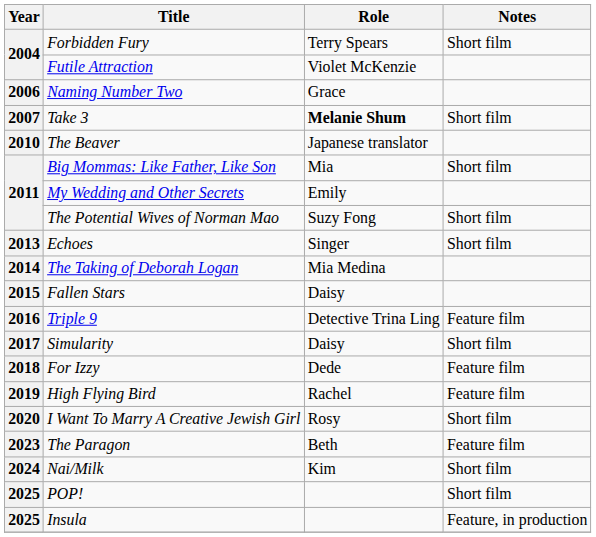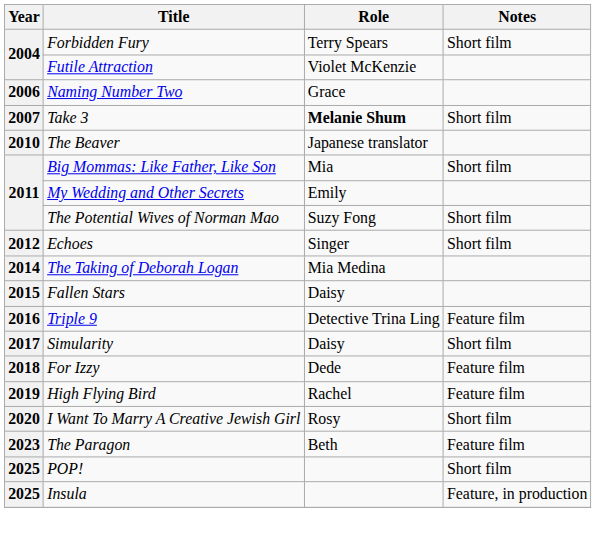(24, 243) 2013 -> (24, 243) 2012
- row: (75, 469)
